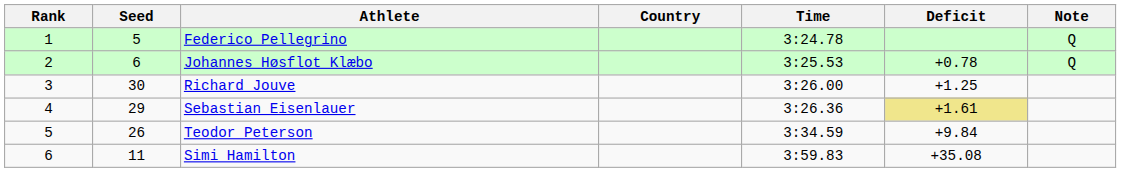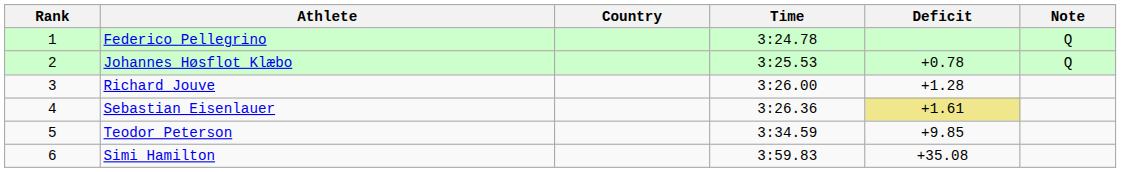- column: (136, 16)
(956, 86) +1.25 -> (943, 86) +1.28
(956, 133) +9.84 -> (943, 133) +9.85
